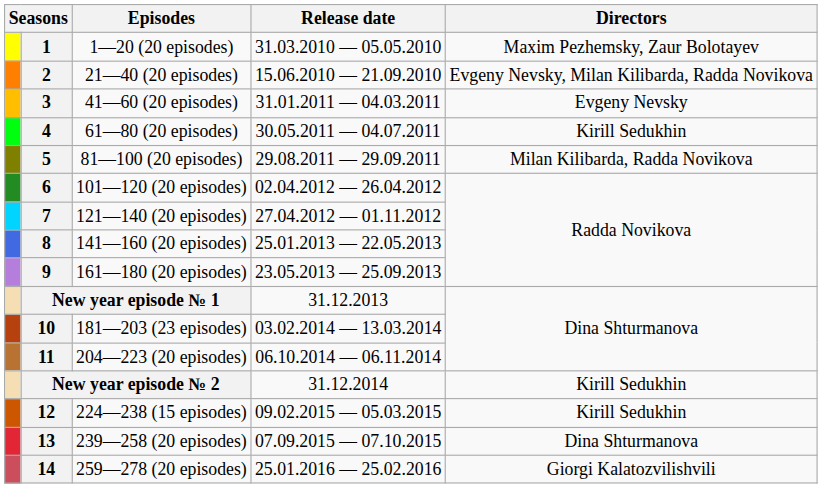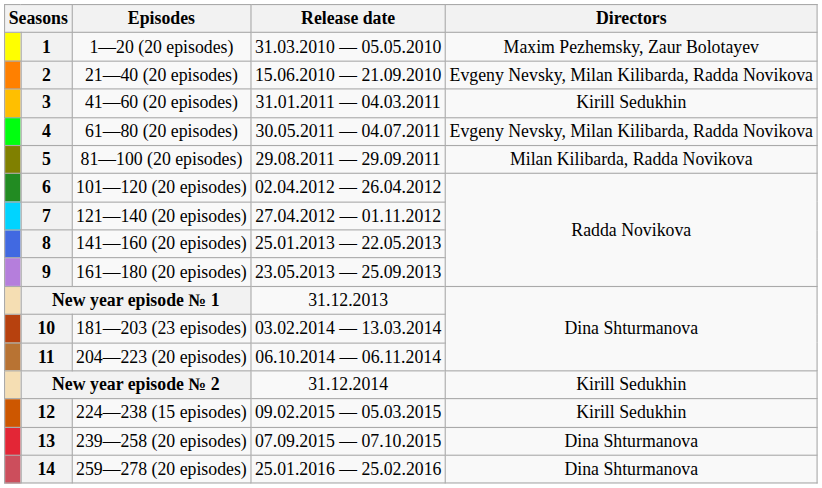(631, 103) Evgeny Nevsky -> (631, 103) Kirill Sedukhin
(631, 131) Kirill Sedukhin -> (631, 131) Evgeny Nevsky, Milan Kilibarda, Radda Novikova
(631, 469) Giorgi Kalatozvilishvili -> (631, 469) Dina Shturmanova
